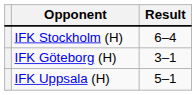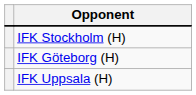- column: (165, 15)
